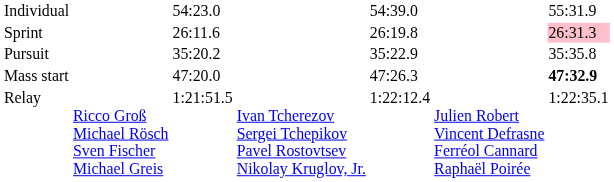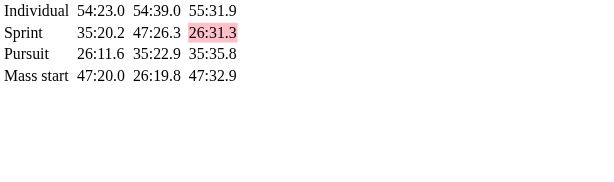(196, 32) 26:11.6 -> (101, 32) 35:20.2
(394, 32) 26:19.8 -> (157, 32) 47:26.3
(196, 54) 35:20.2 -> (101, 54) 26:11.6
(394, 76) 47:26.3 -> (157, 76) 26:19.8
(573, 76) bold -> (213, 76) normal
- row: (22, 98)
